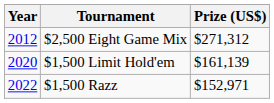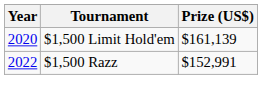- row: (116, 39)
(222, 86) $152,971 -> (209, 62) $152,991
